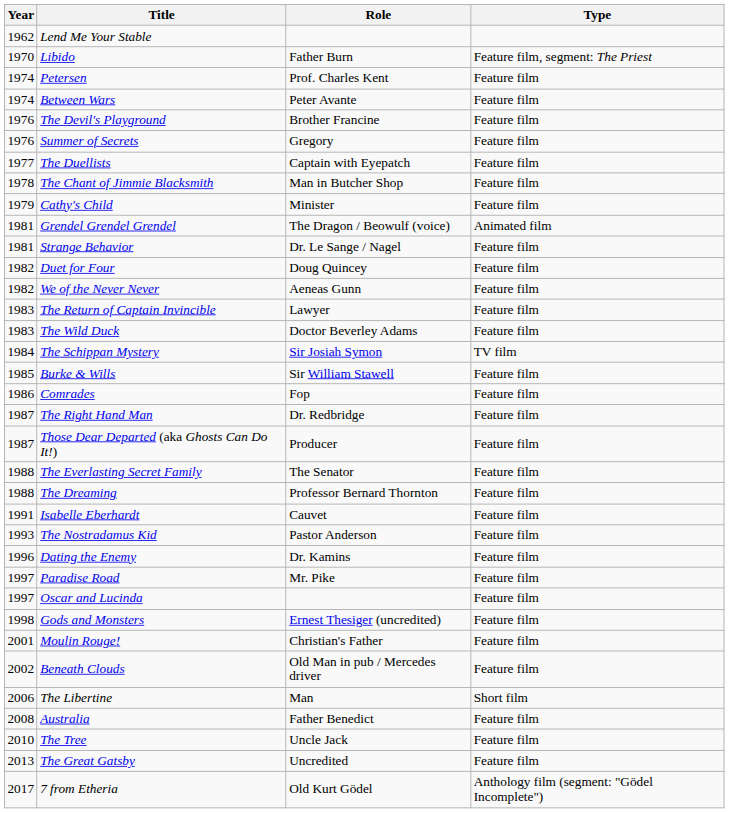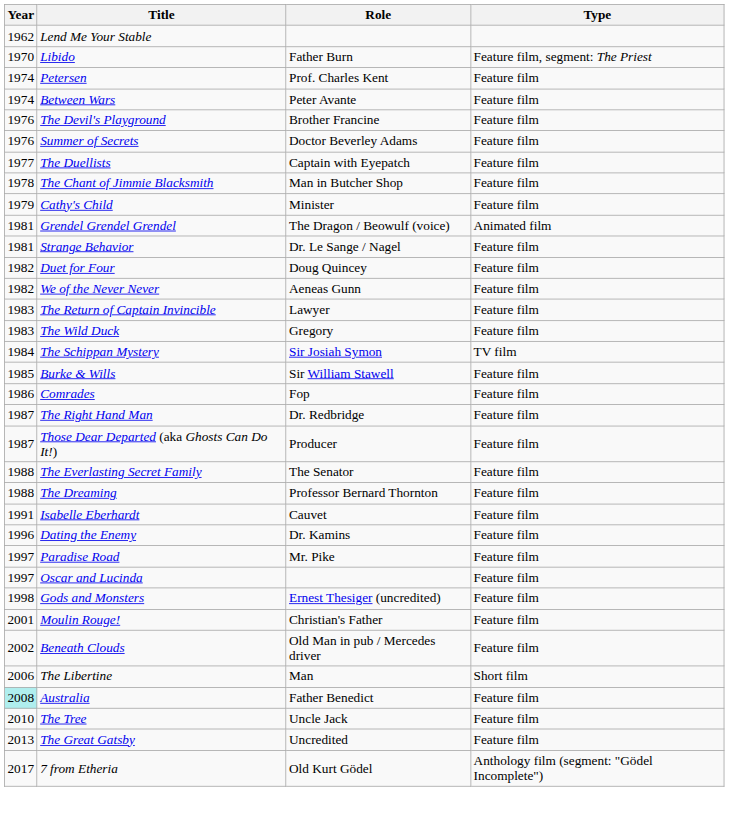(311, 141) Gregory -> (353, 141) Doctor Beverley Adams
(353, 330) Doctor Beverley Adams -> (311, 330) Gregory
- row: (98, 535)
(21, 718) no background -> (21, 697) paleturquoise background
